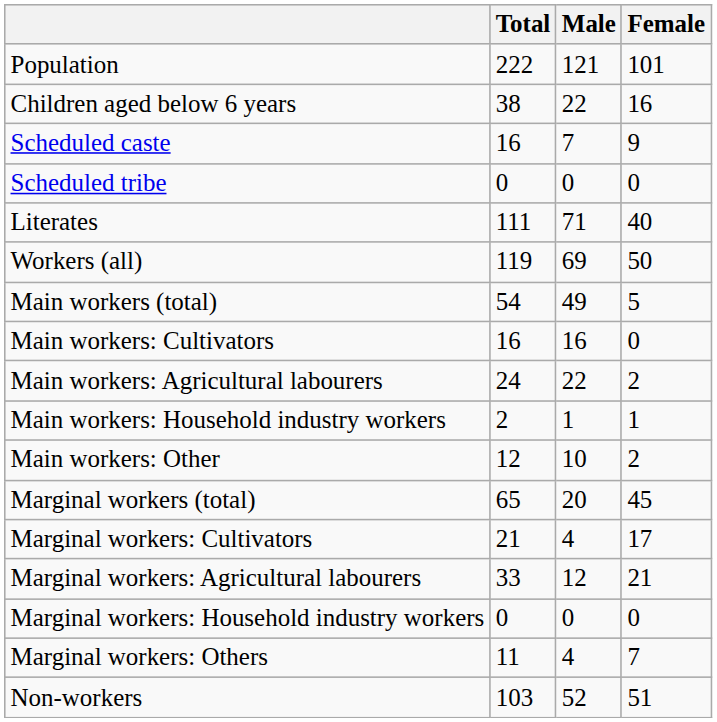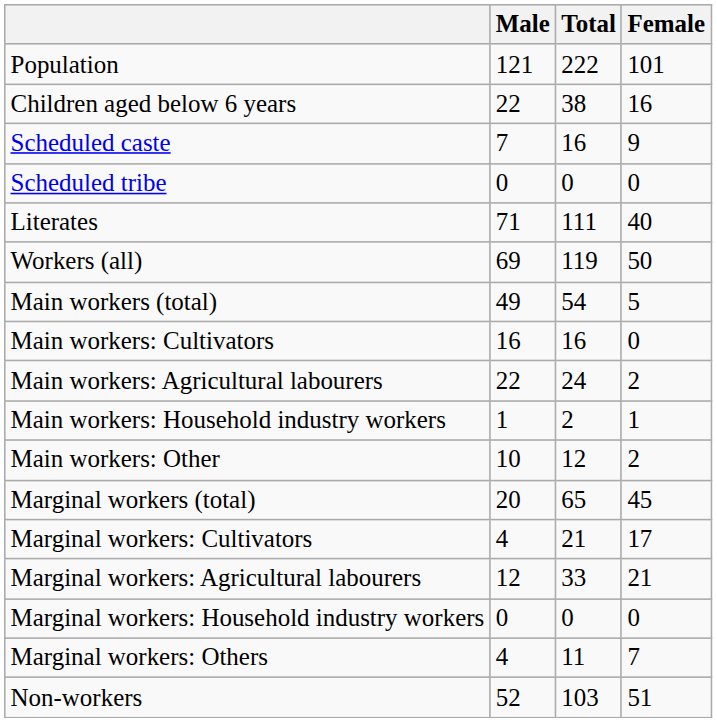columns swapped: (523, 24) <-> (589, 24)
